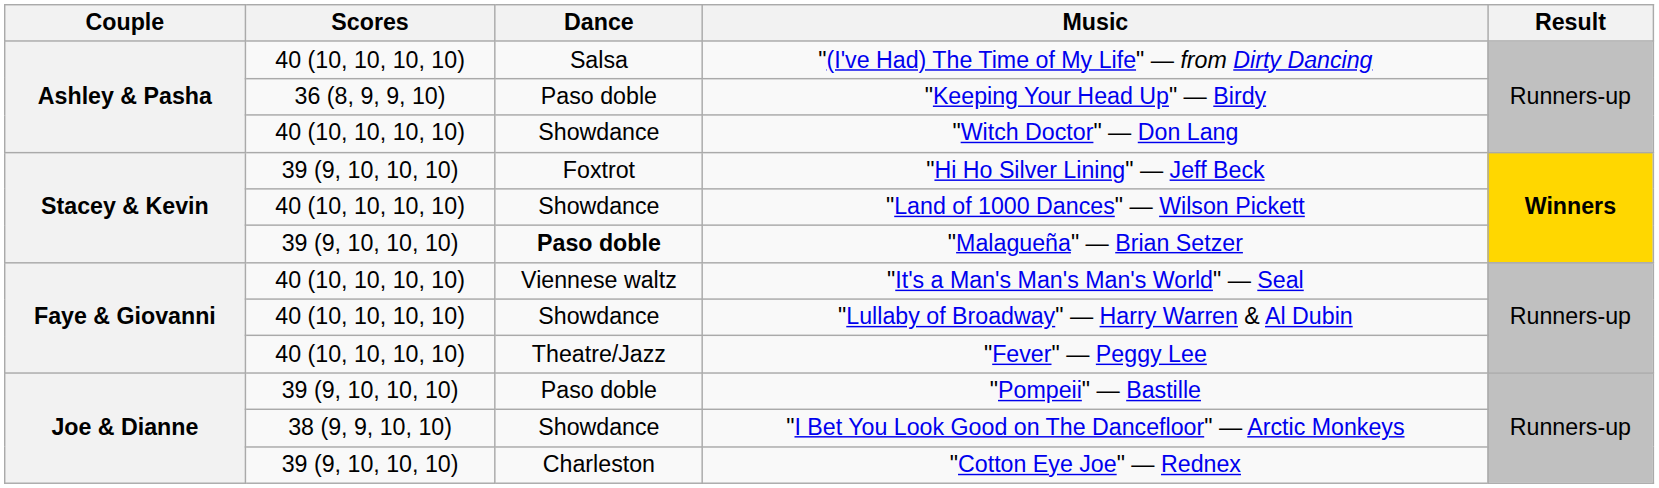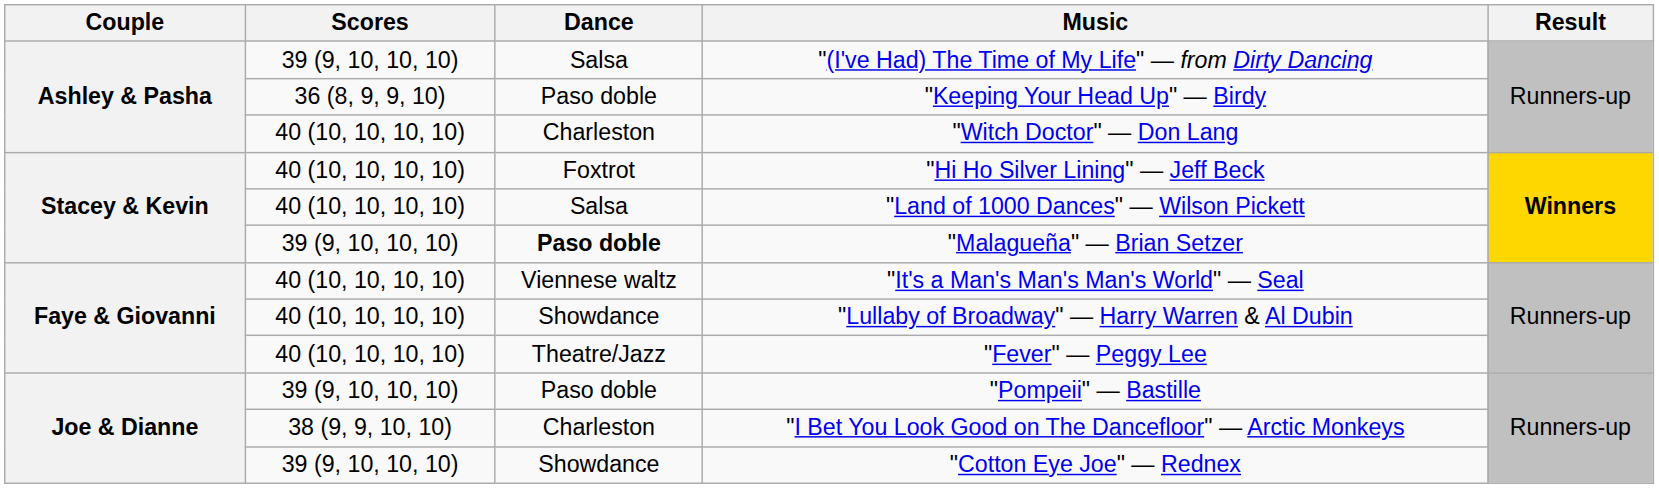(370, 59) 40 (10, 10, 10, 10) -> (370, 59) 39 (9, 10, 10, 10)
(599, 133) Showdance -> (599, 133) Charleston
(370, 170) 39 (9, 10, 10, 10) -> (370, 170) 40 (10, 10, 10, 10)
(599, 206) Showdance -> (599, 206) Salsa
(599, 427) Showdance -> (599, 427) Charleston
(599, 464) Charleston -> (599, 464) Showdance
